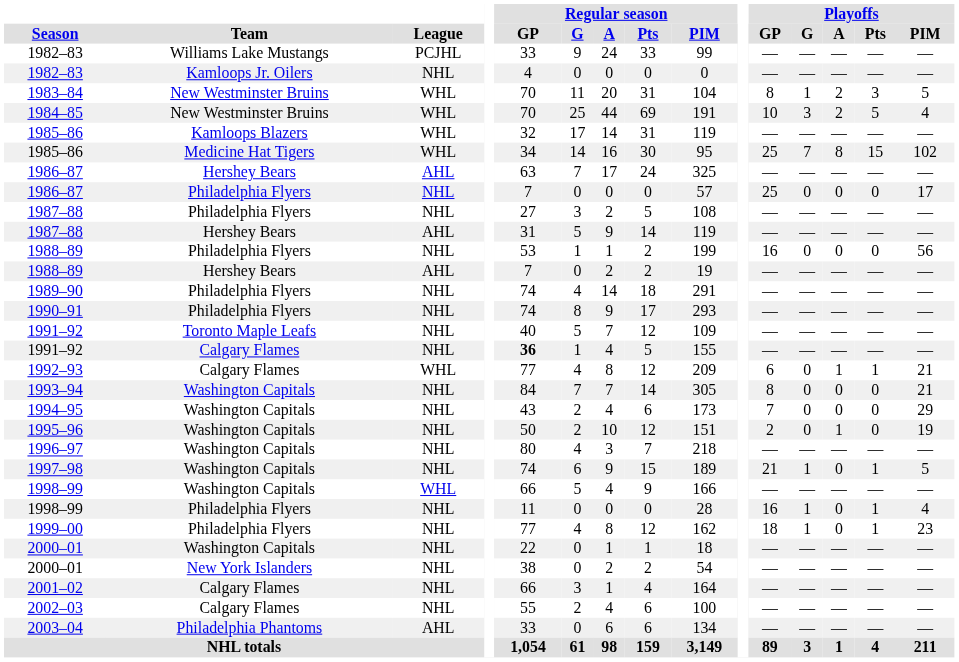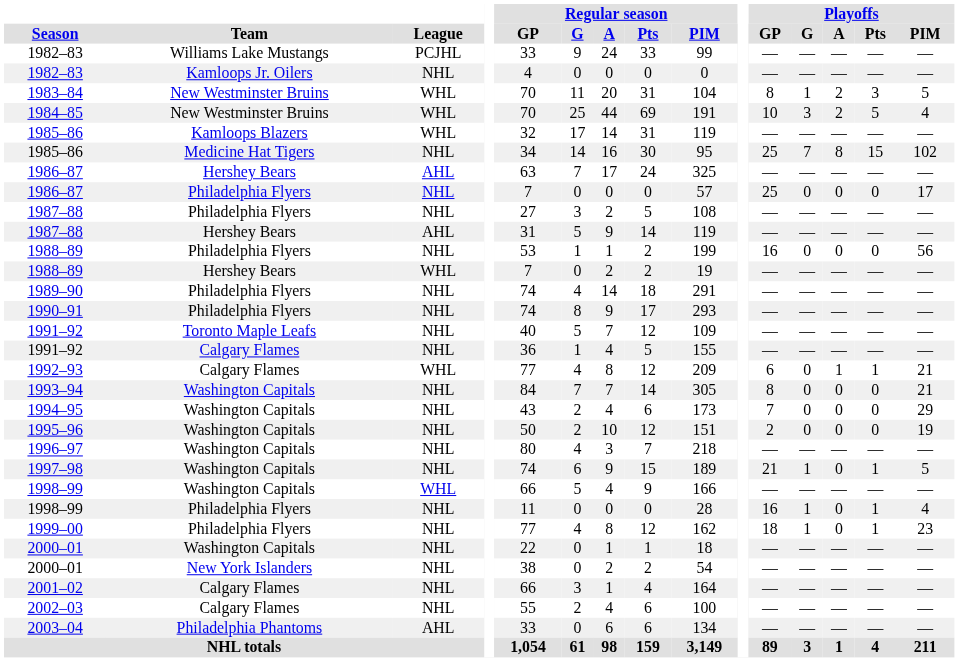(438, 152) WHL -> (438, 152) NHL
(438, 271) AHL -> (438, 271) WHL
(528, 350) bold -> (528, 350) normal
(839, 429) 1 -> (839, 429) 0
